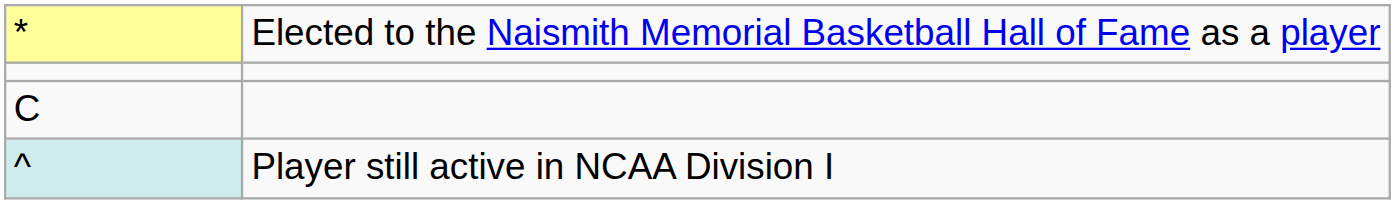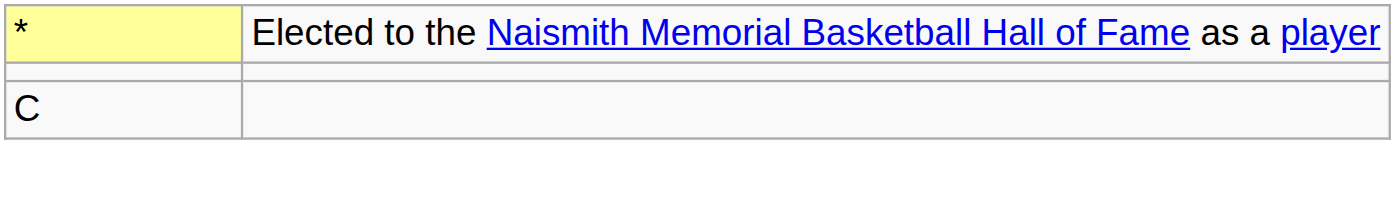- row: (22, 167)
